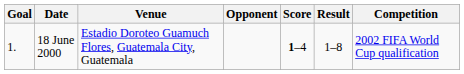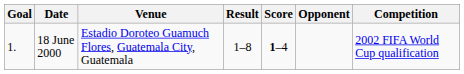columns swapped: (252, 14) <-> (333, 14)
